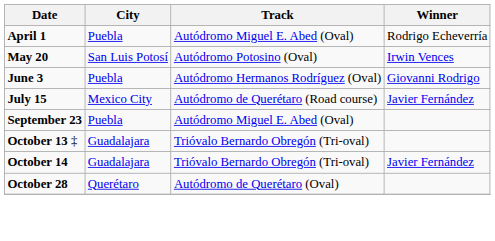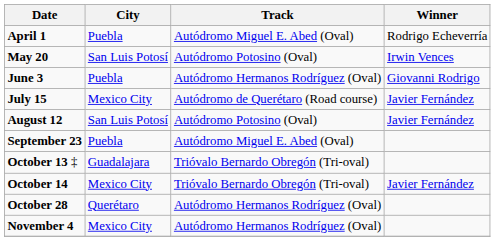+ row: (35, 120)
(119, 162) Guadalajara -> (120, 183) Mexico City
(256, 183) Autódromo de Querétaro (Oval) -> (278, 204) Autódromo Hermanos Rodríguez (Oval)
+ row: (40, 225)
